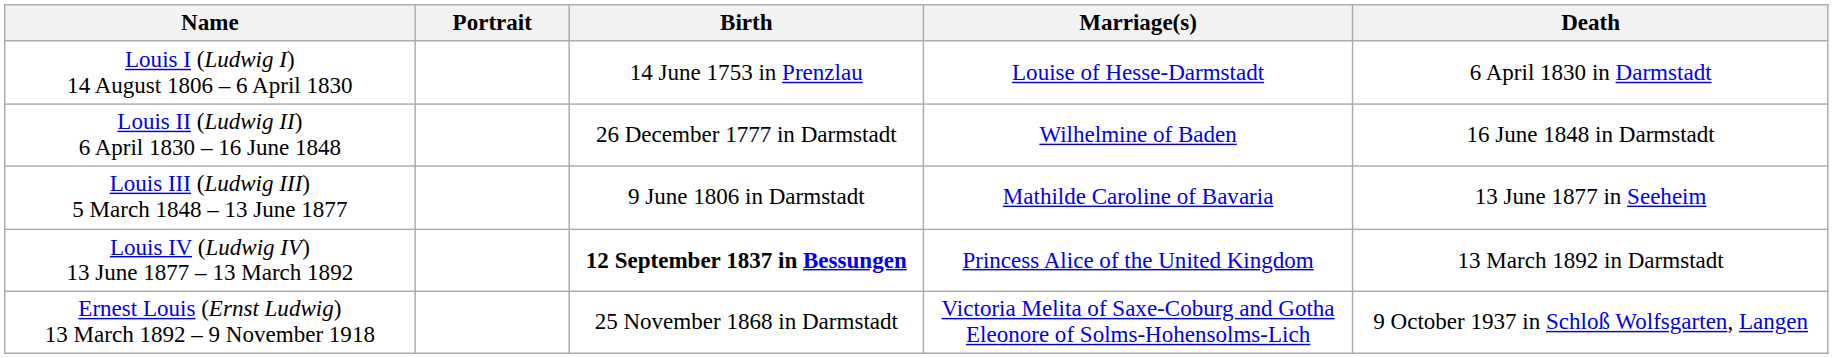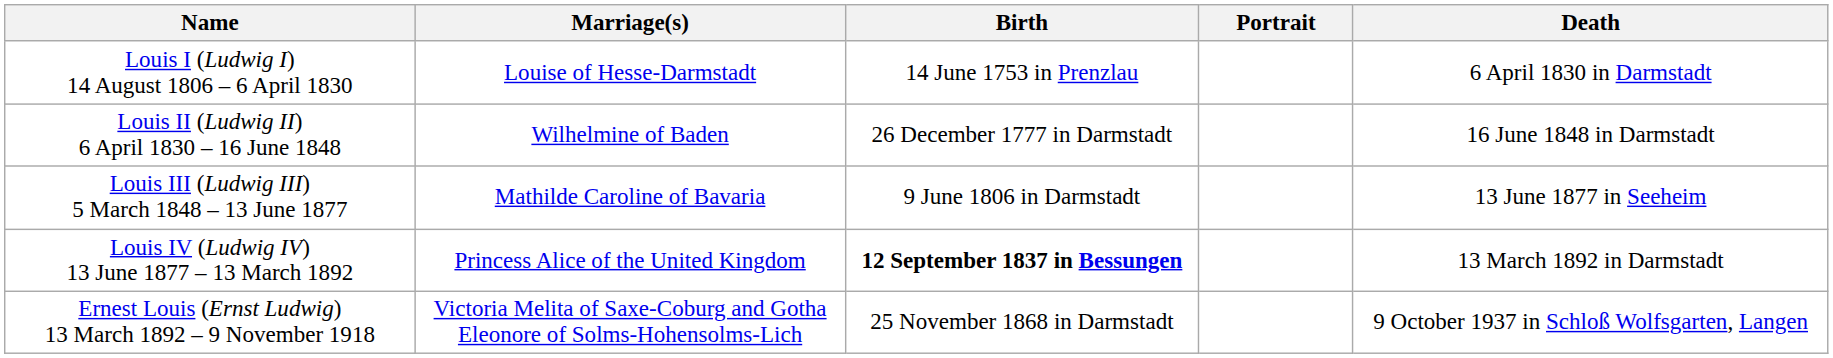columns swapped: (492, 22) <-> (1138, 22)
